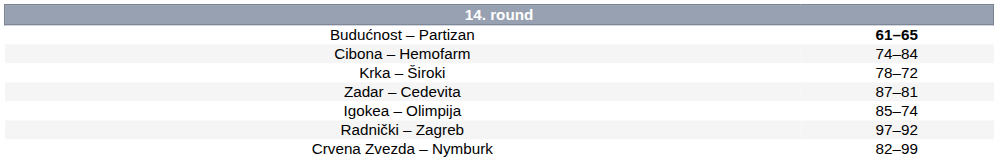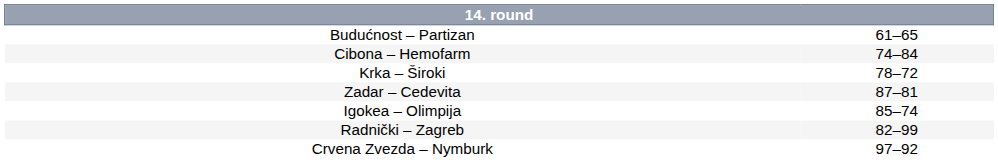(897, 35) bold -> (897, 35) normal
(897, 130) 97–92 -> (897, 130) 82–99
(897, 149) 82–99 -> (897, 149) 97–92
